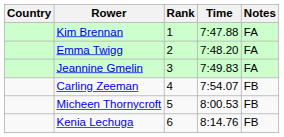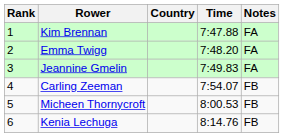columns swapped: (181, 13) <-> (29, 13)
